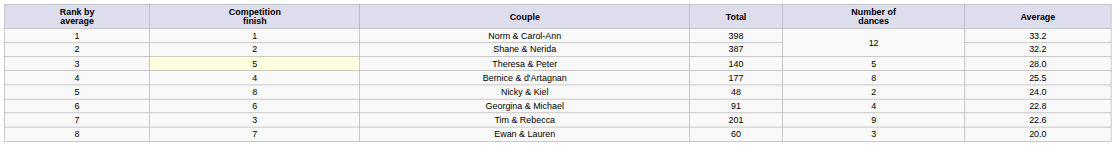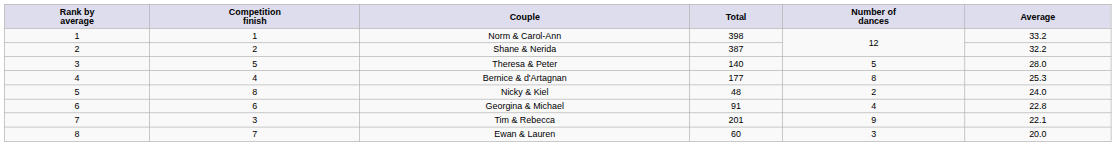(255, 64) lightyellow background -> (255, 64) no background
(1038, 78) 25.5 -> (1038, 78) 25.3
(1038, 120) 22.6 -> (1038, 120) 22.1
